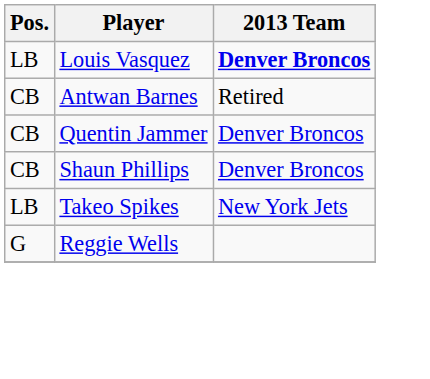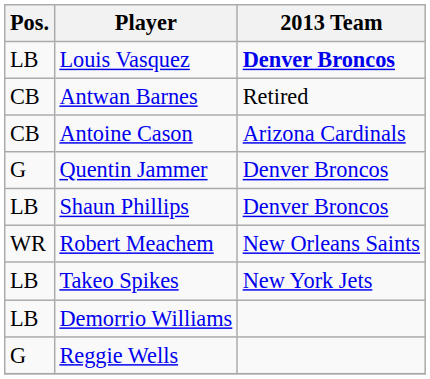+ row: (126, 133)
(25, 133) CB -> (18, 170) G
(25, 170) CB -> (24, 207) LB
+ row: (137, 244)
+ row: (146, 317)
